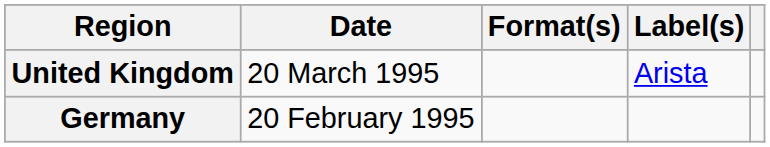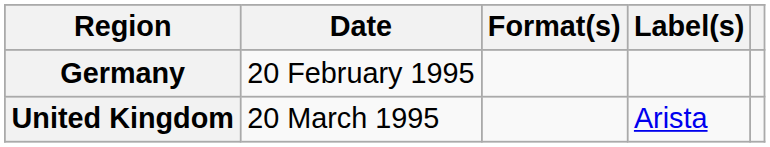rows swapped: (123, 118) <-> (123, 73)
